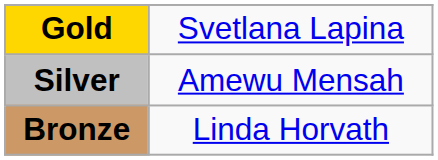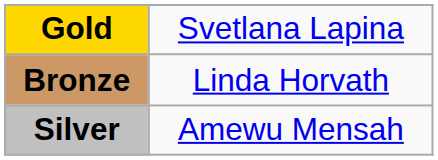rows swapped: (77, 79) <-> (77, 129)
